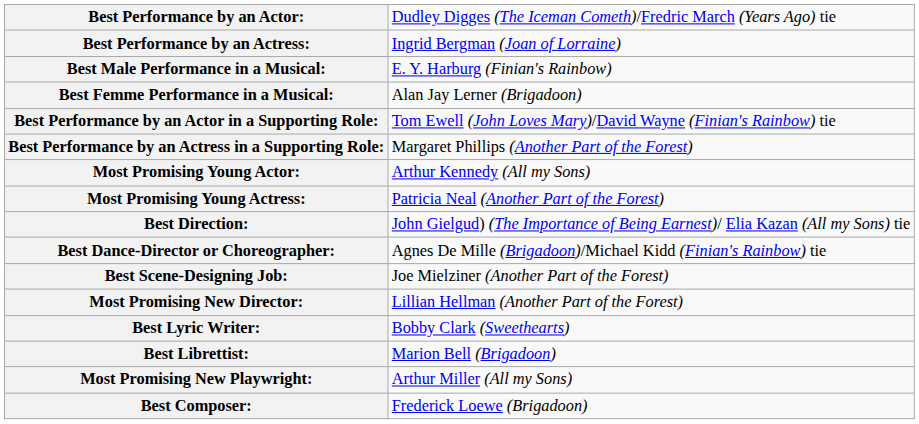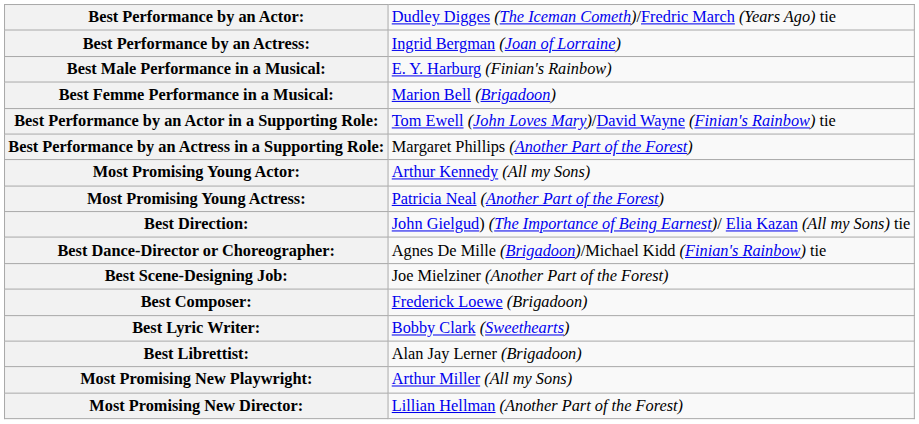(487, 95) Alan Jay Lerner (Brigadoon) -> (474, 95) Marion Bell (Brigadoon)
rows swapped: (196, 405) <-> (196, 302)
(474, 353) Marion Bell (Brigadoon) -> (487, 353) Alan Jay Lerner (Brigadoon)
